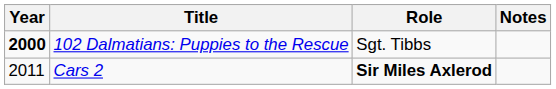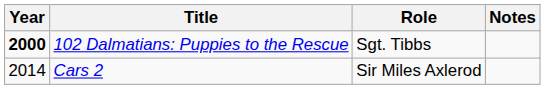(26, 71) 2011 -> (27, 71) 2014
(424, 71) bold -> (419, 71) normal
